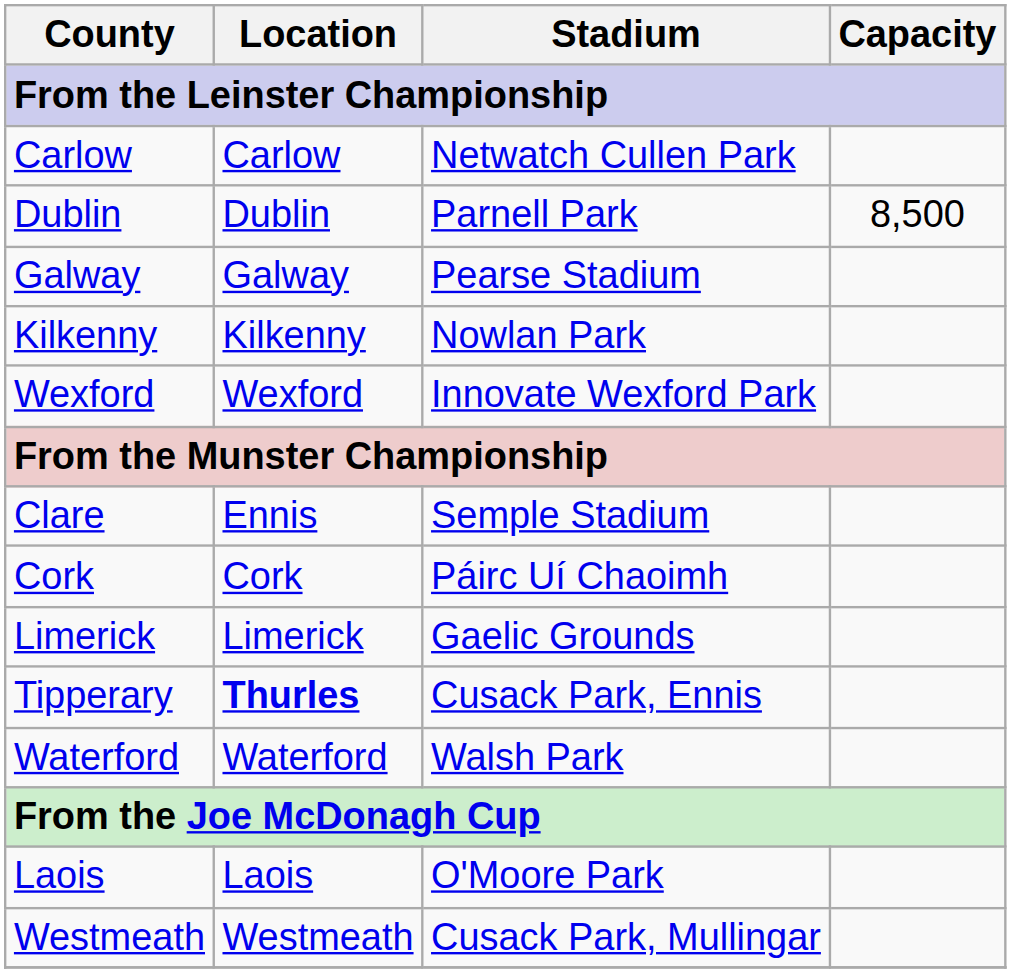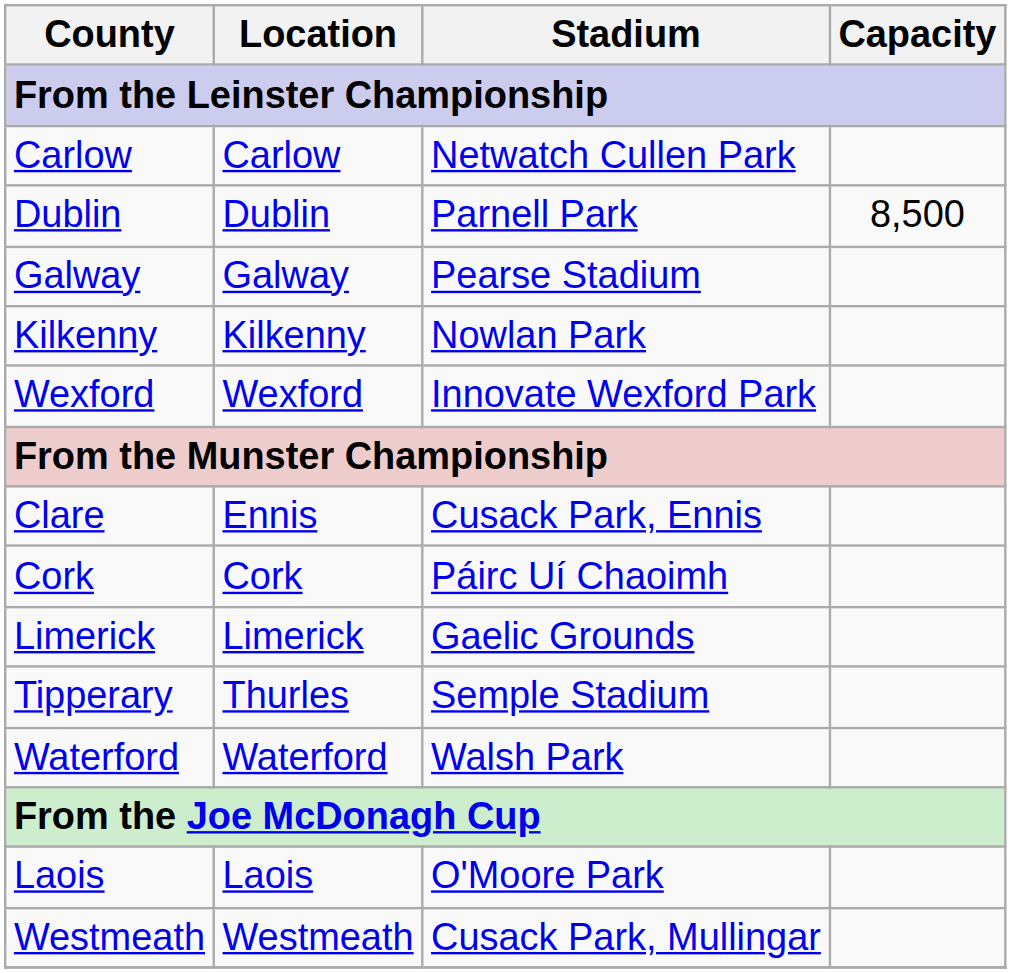(570, 515) Semple Stadium -> (596, 515) Cusack Park, Ennis
(291, 696) bold -> (286, 696) normal
(596, 696) Cusack Park, Ennis -> (570, 696) Semple Stadium
